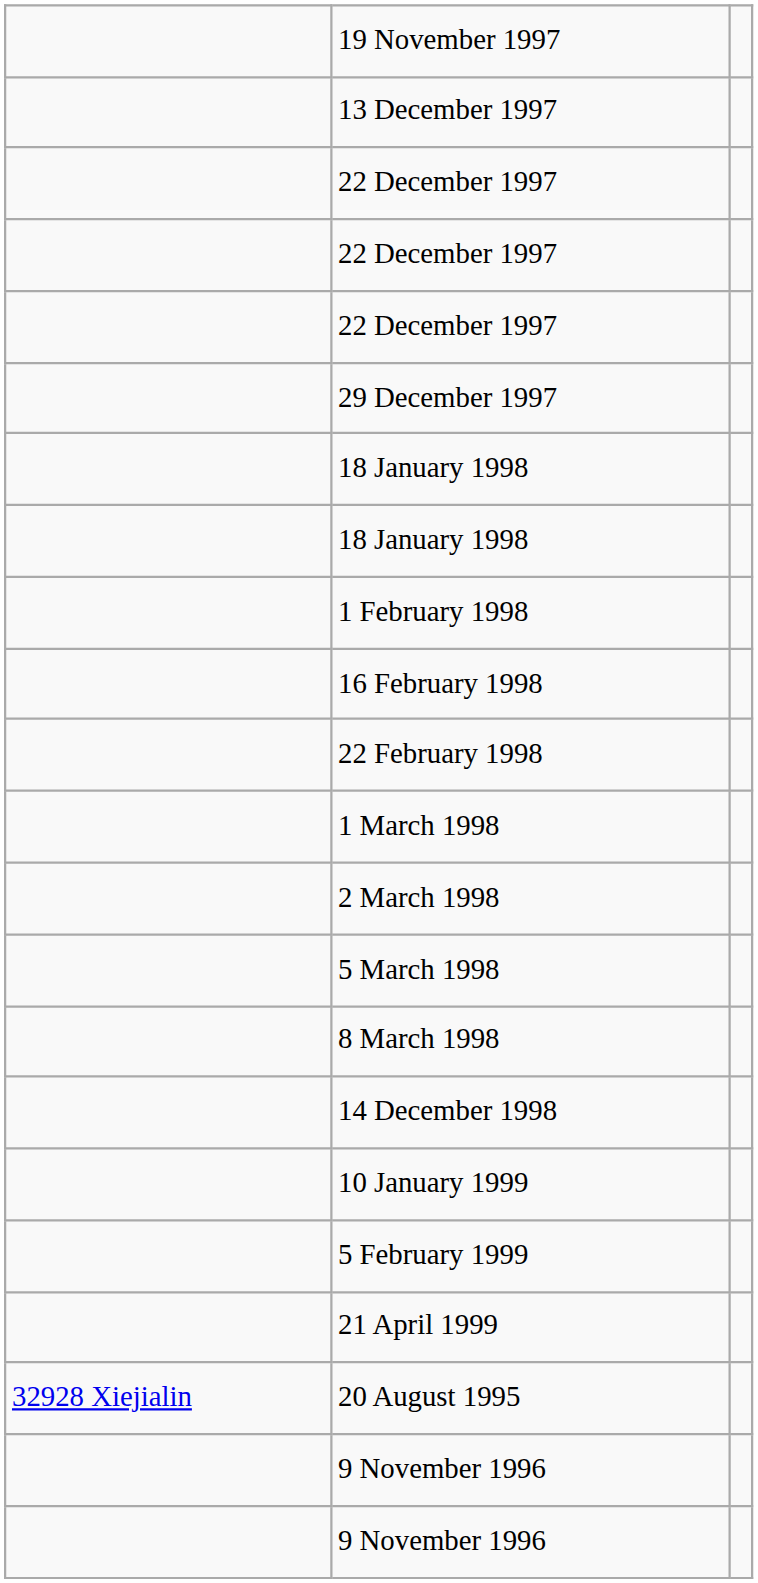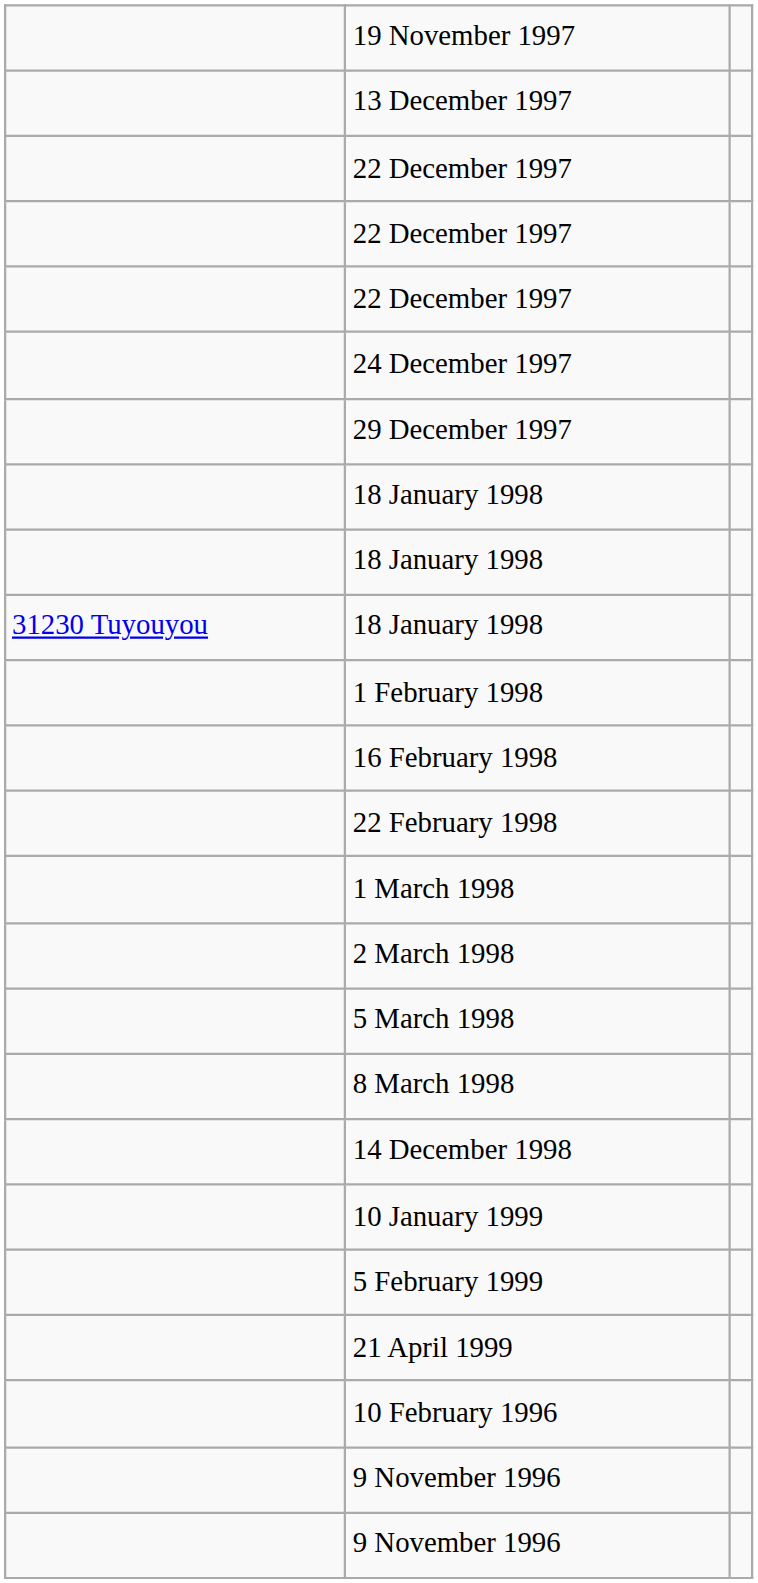+ row: (176, 365)
+ row: (110, 626)
- row: (102, 1397)
+ row: (176, 1414)
